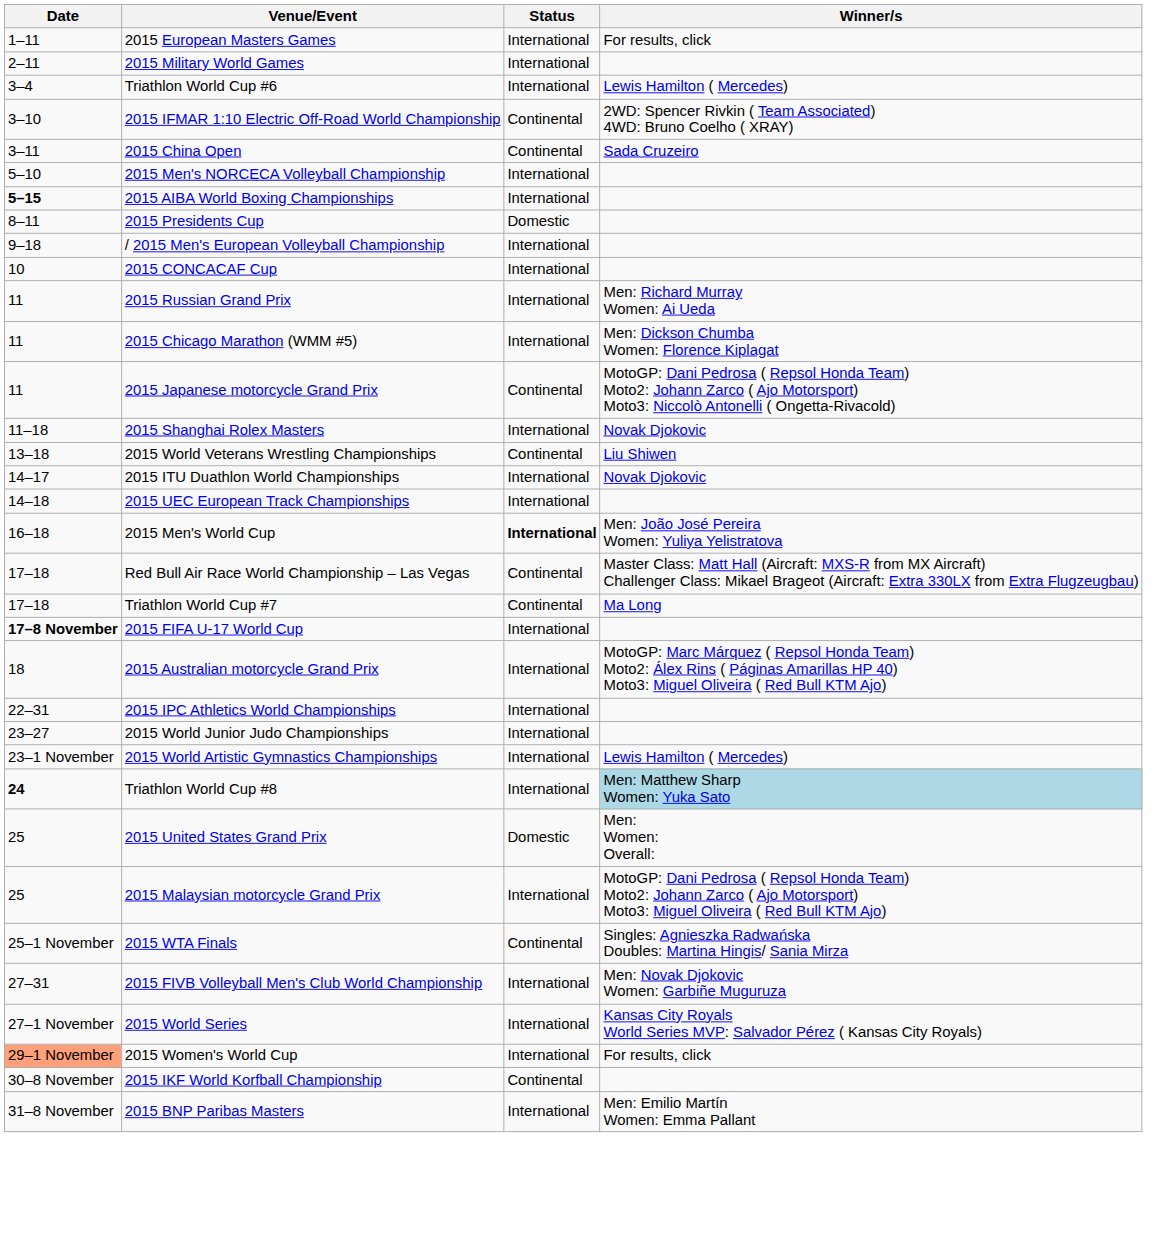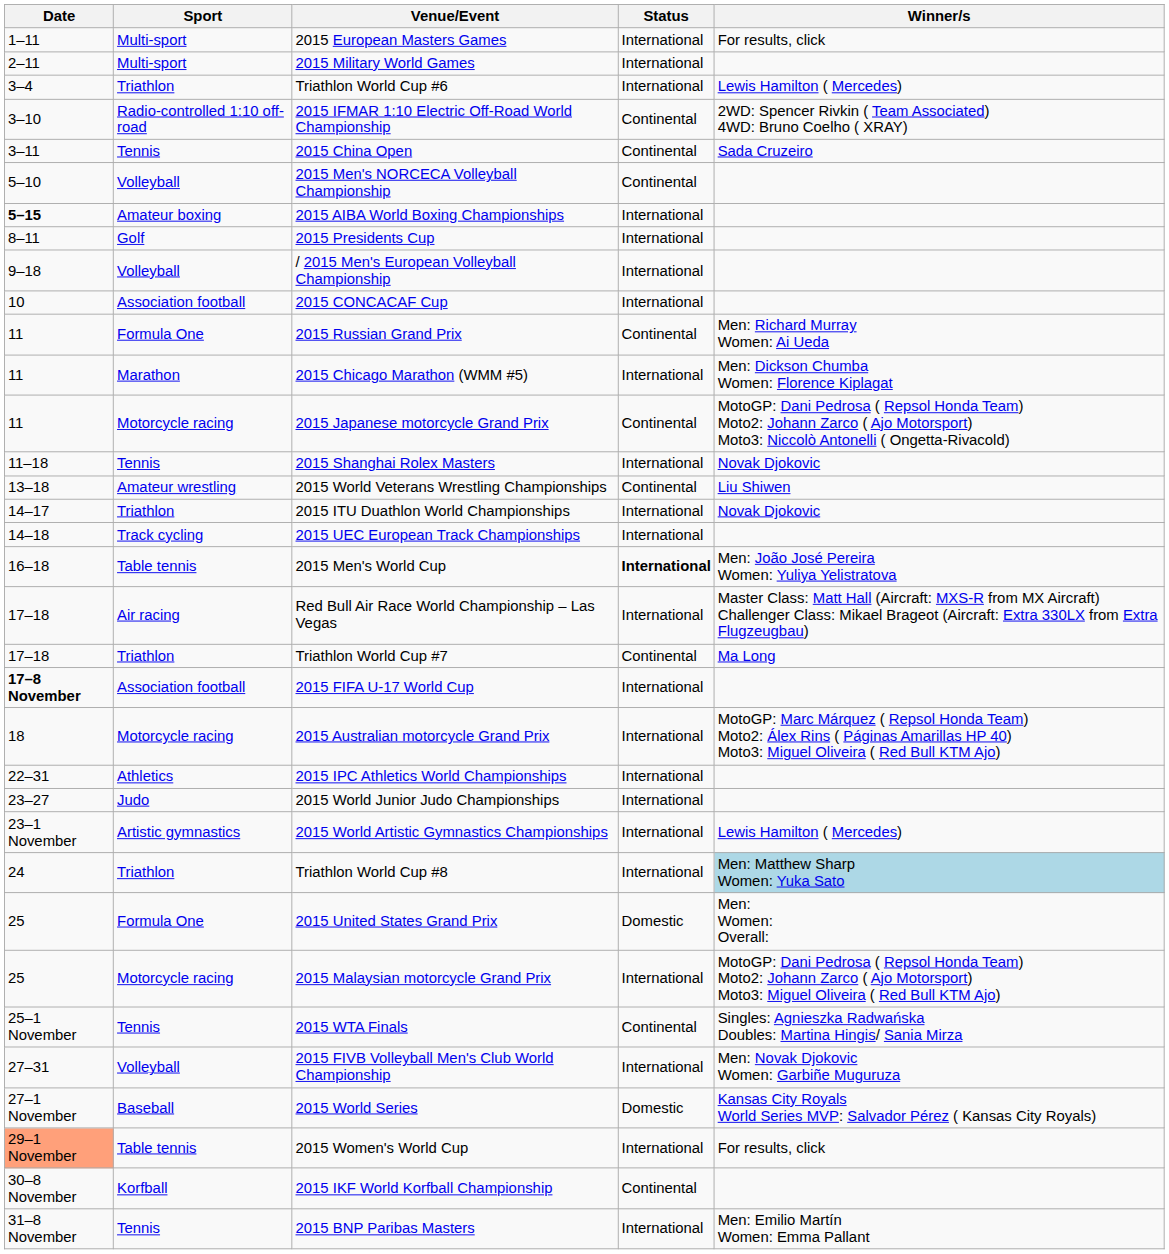+ column: (203, 16)
(548, 174) International -> (659, 183) Continental
(538, 221) Domestic -> (662, 238) International
(548, 300) International -> (659, 334) Continental
(545, 573) Continental -> (662, 615) International
(16, 788) bold -> (16, 872) normal
(548, 1024) International -> (653, 1107) Domestic
